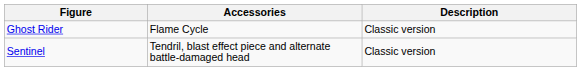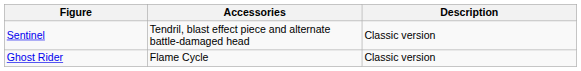rows swapped: (26, 52) <-> (35, 29)
